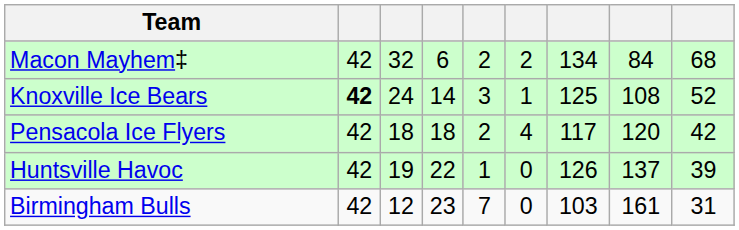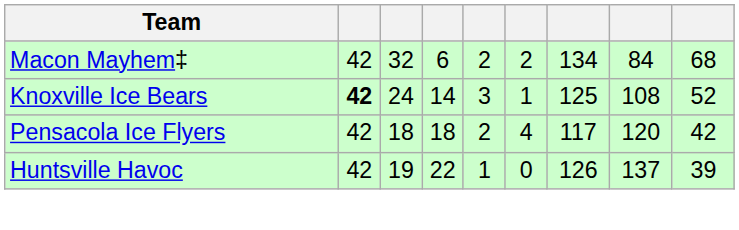- row: (100, 206)
